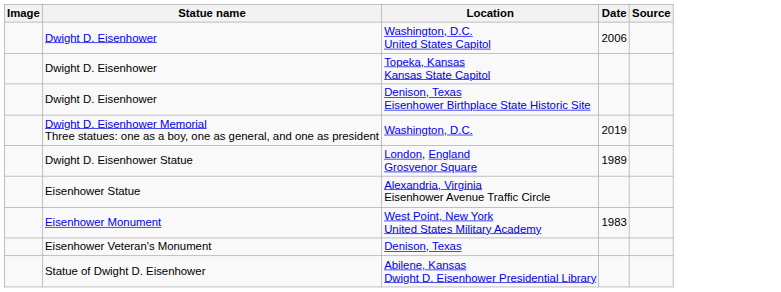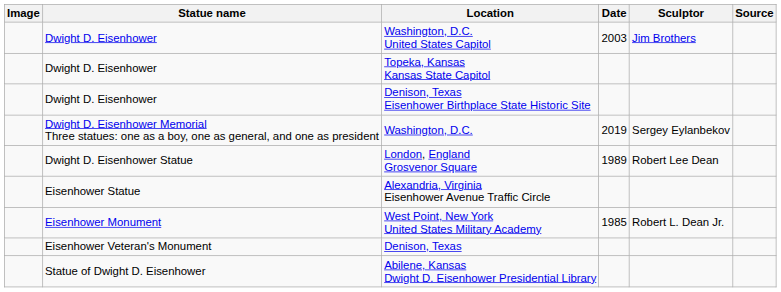+ column: (681, 13)
(614, 37) 2006 -> (614, 37) 2003
(614, 222) 1983 -> (614, 222) 1985
